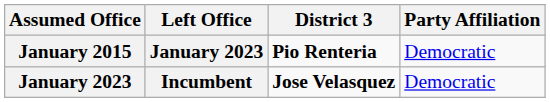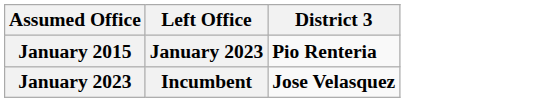- column: (472, 19)
